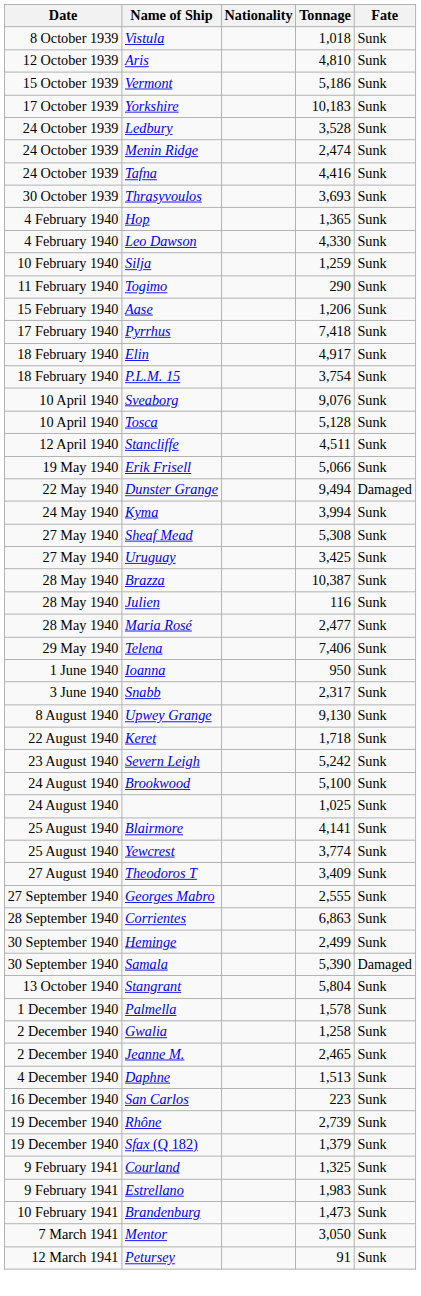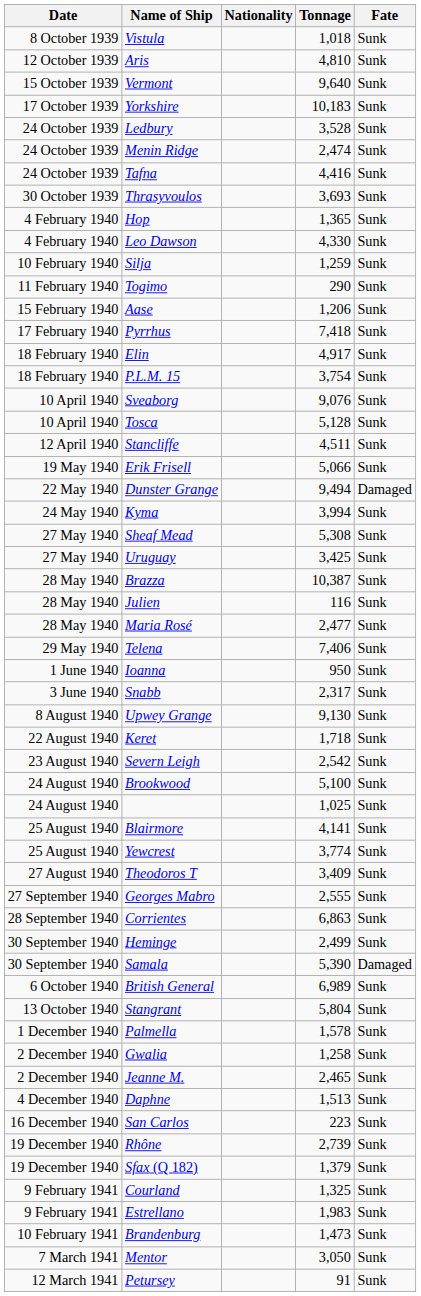(335, 83) 5,186 -> (335, 83) 9,640
(335, 761) 5,242 -> (335, 761) 2,542
+ row: (170, 986)
